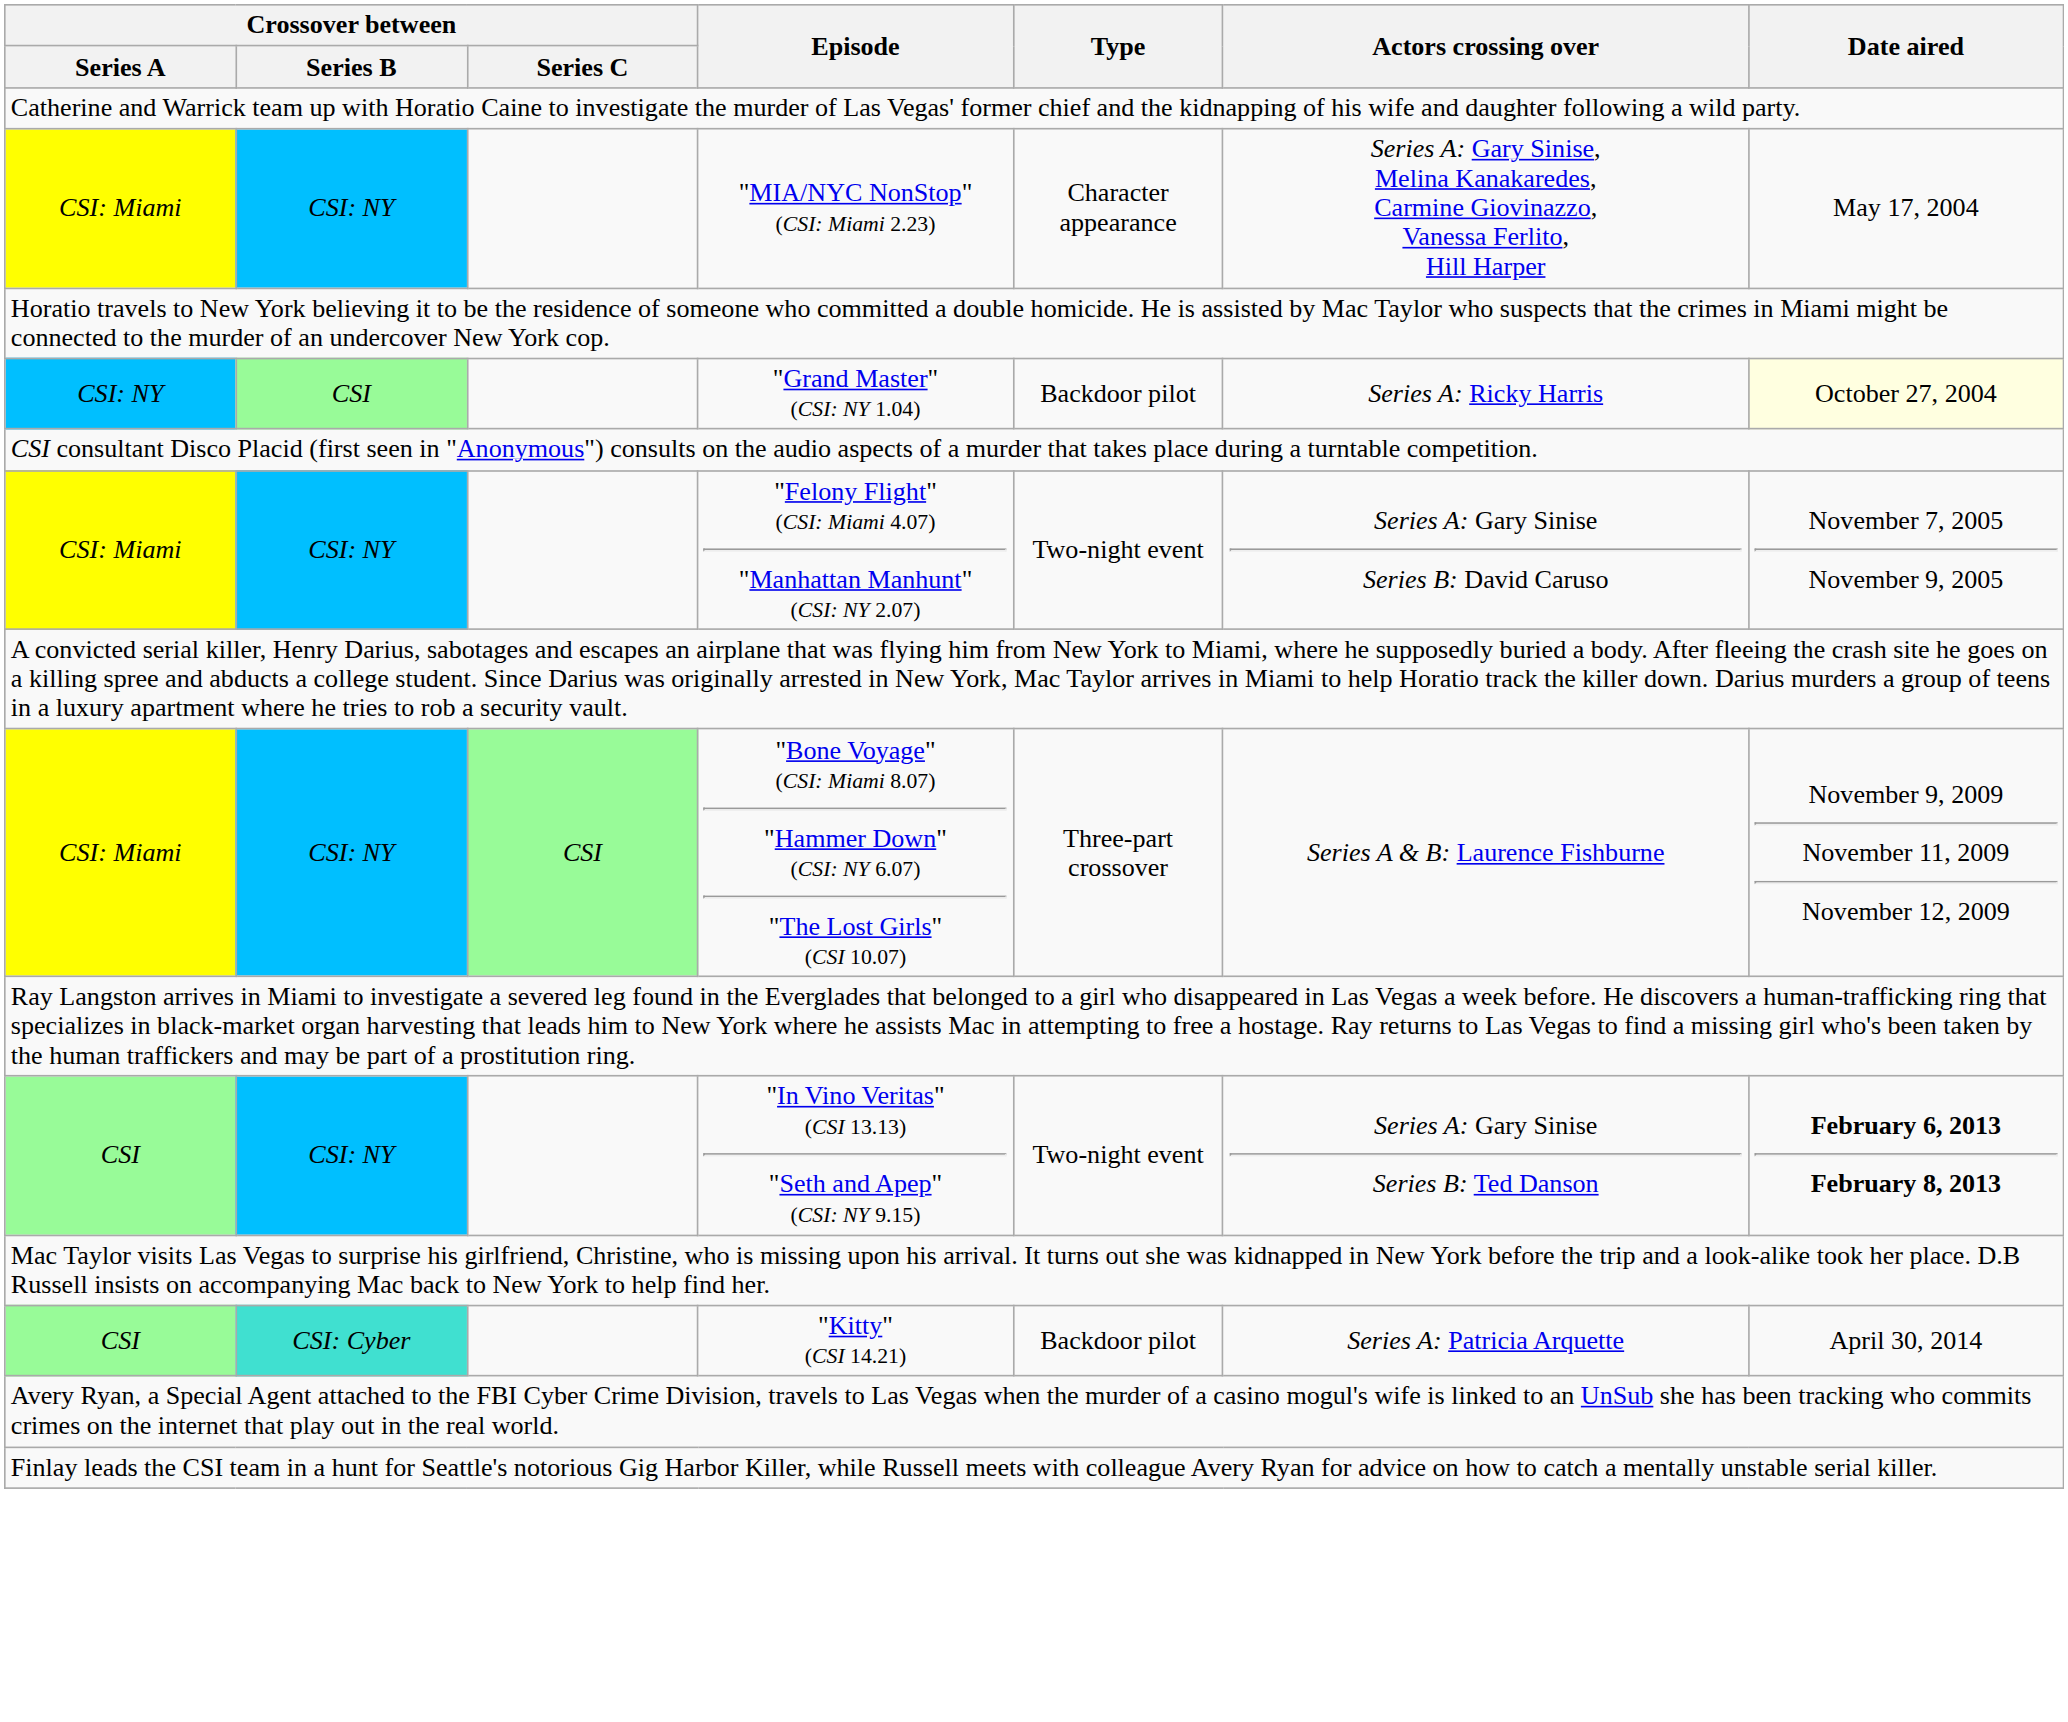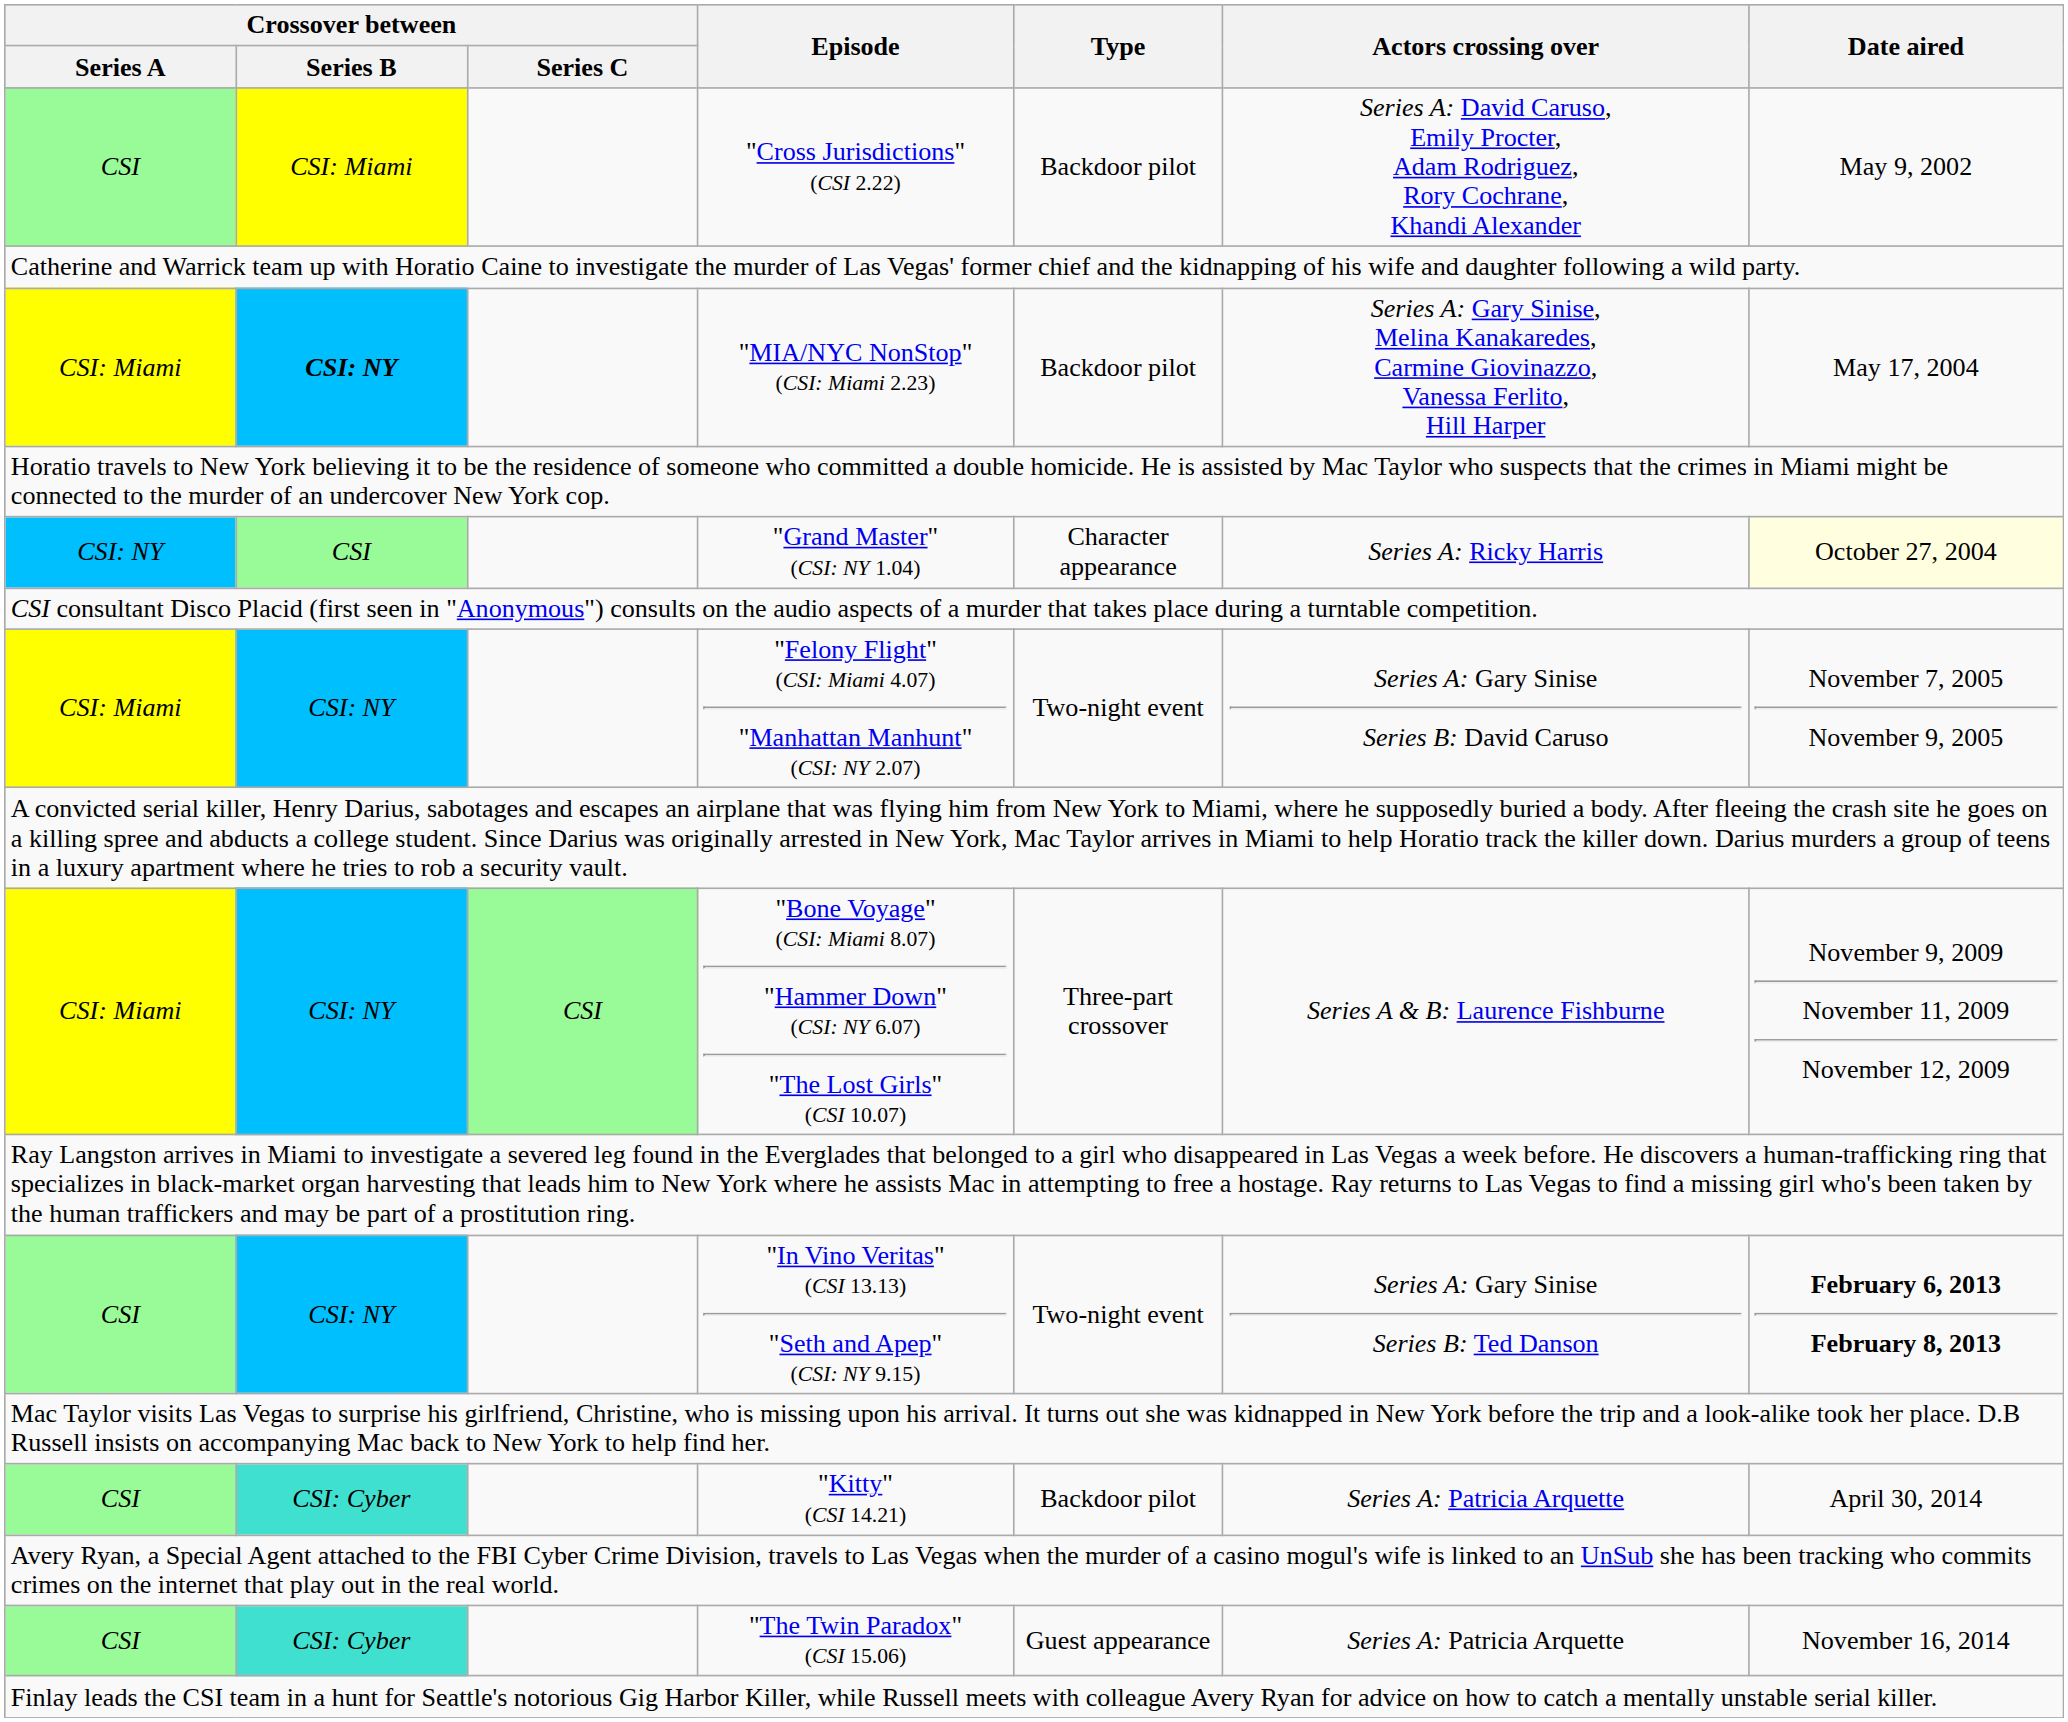+ row: (855, 166)
(351, 207) normal -> (351, 366) bold
(1118, 207) Character appearance -> (1118, 366) Backdoor pilot
(1118, 393) Backdoor pilot -> (1118, 552) Character appearance
+ row: (856, 1640)
